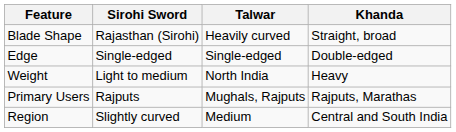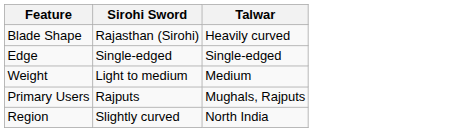- column: (379, 14)
(237, 76) North India -> (228, 76) Medium
(228, 117) Medium -> (237, 117) North India
